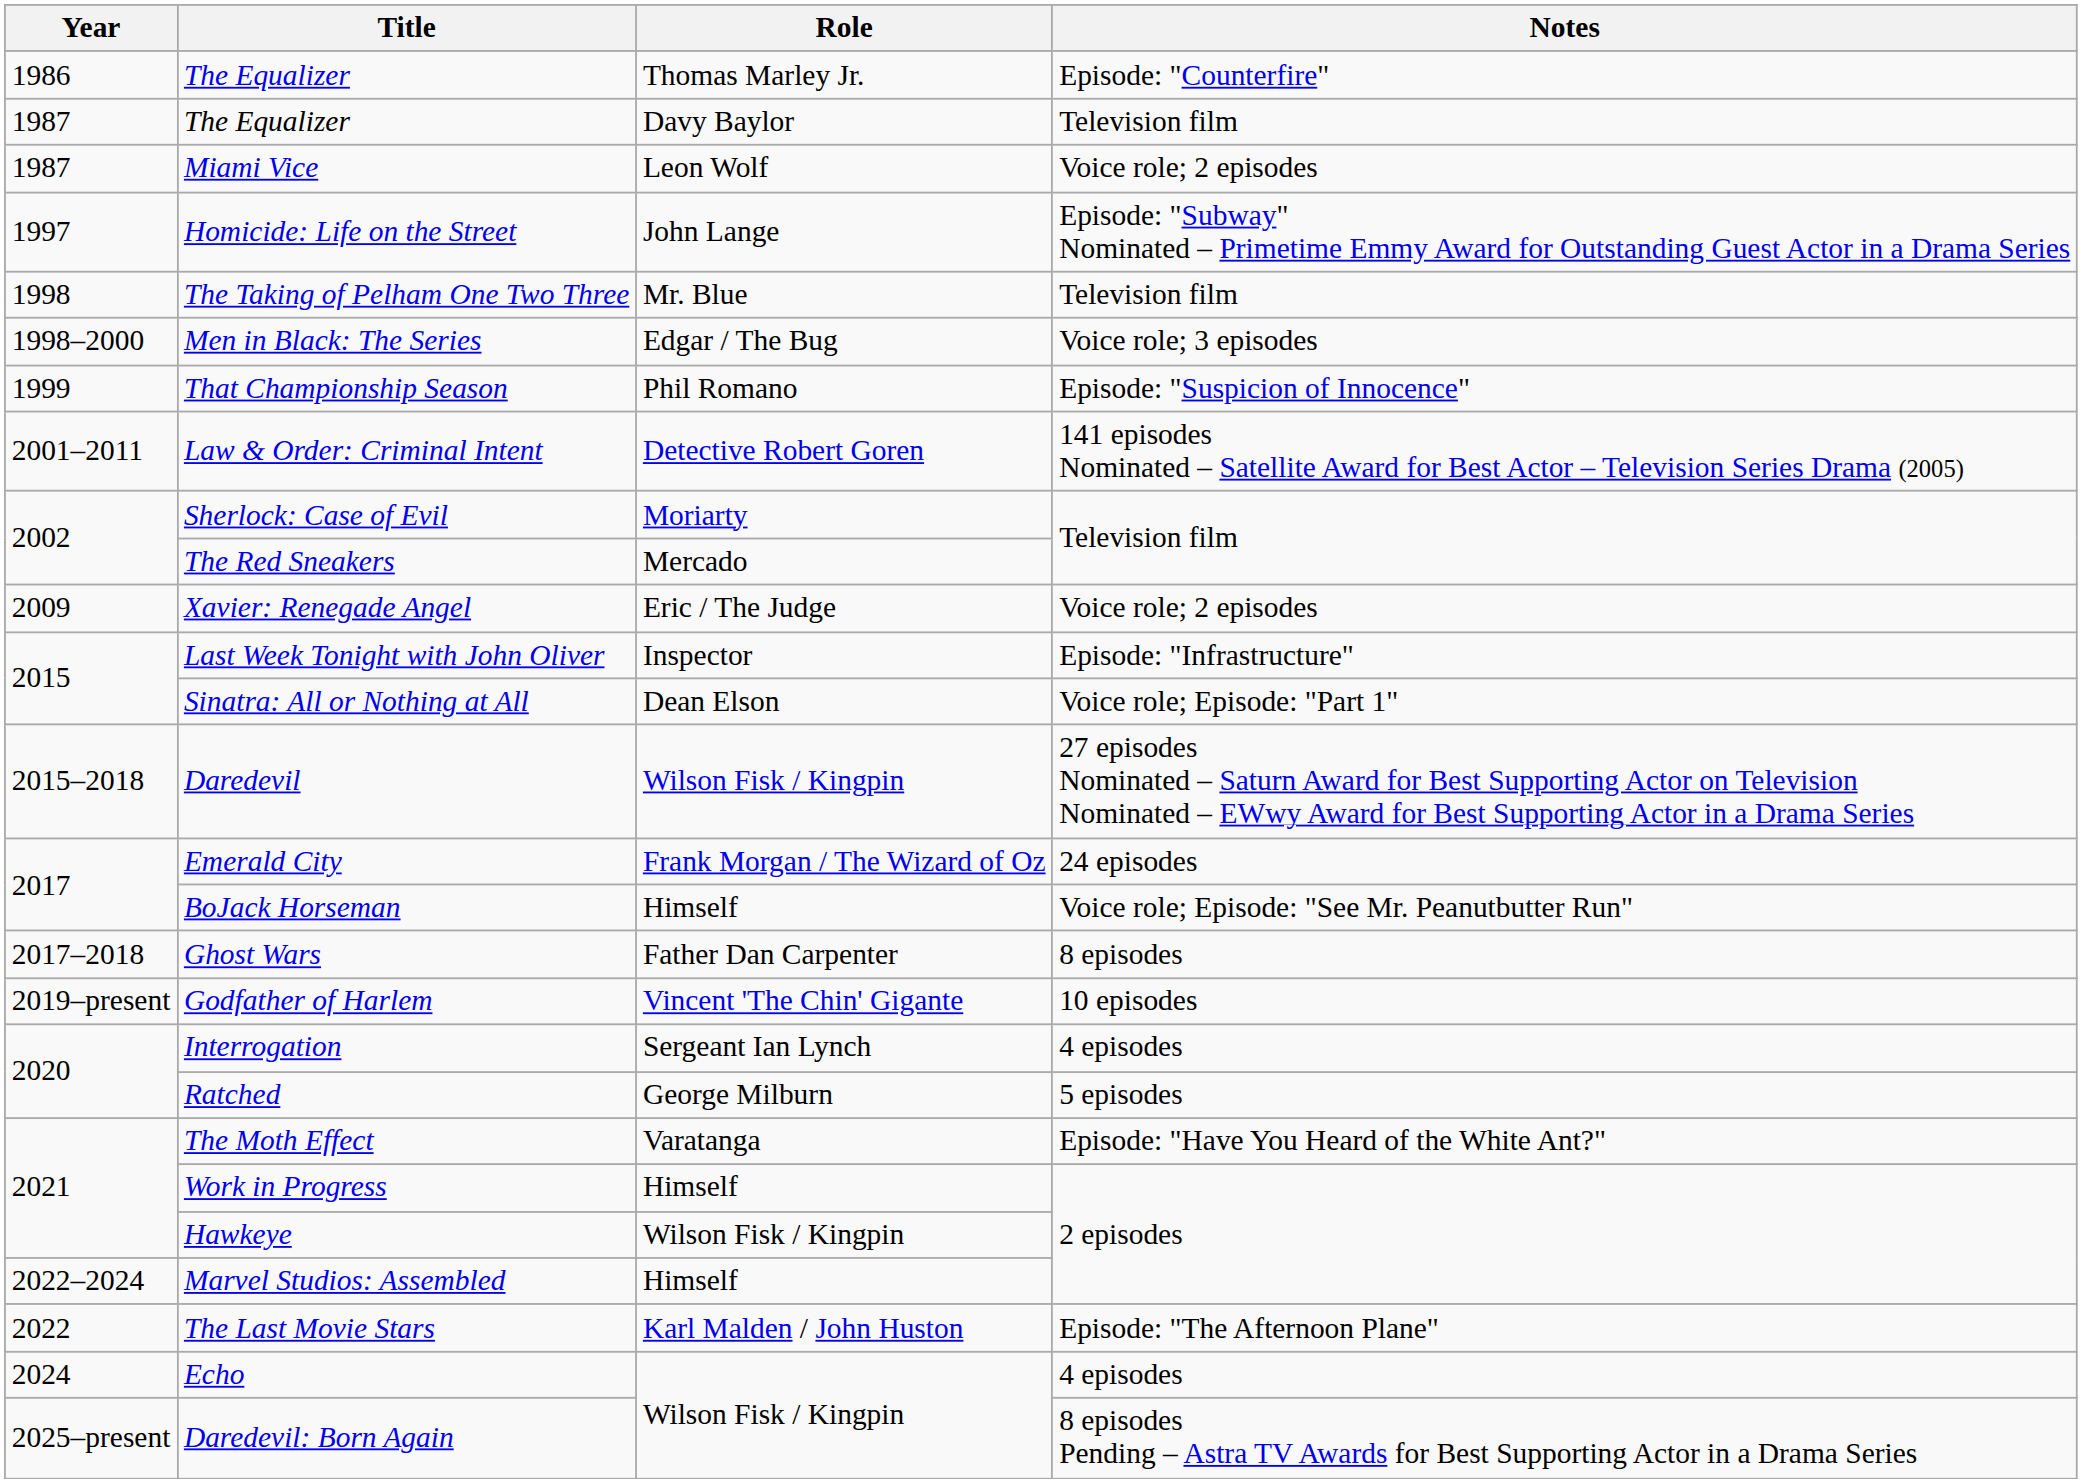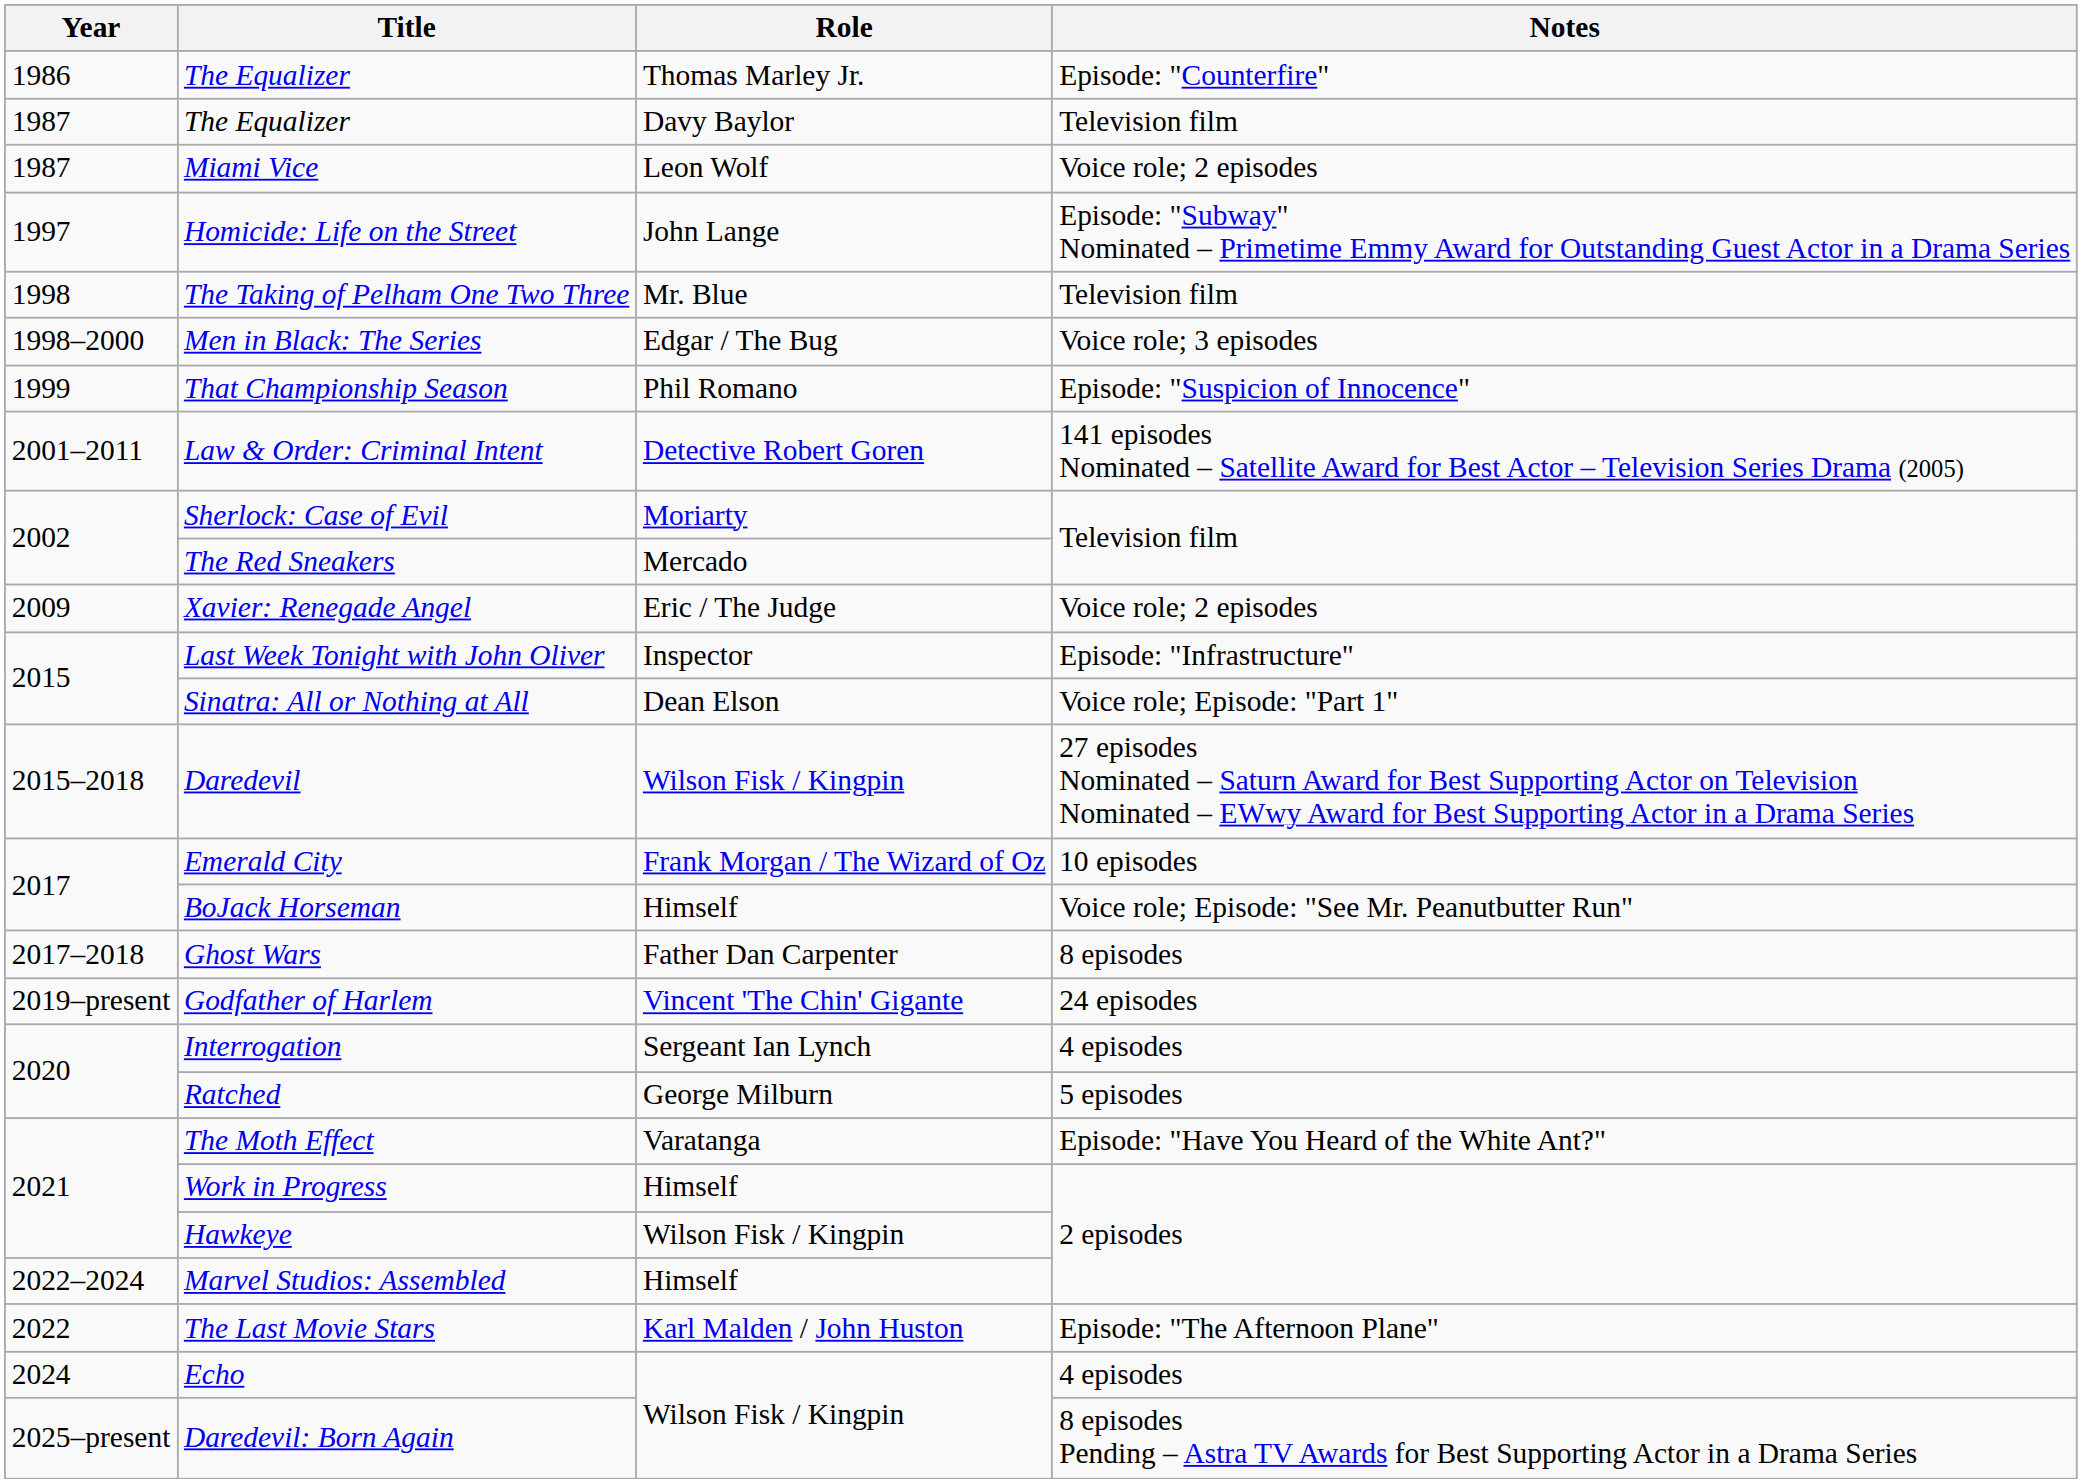(1128, 860) 24 episodes -> (1128, 860) 10 episodes
(1128, 1000) 10 episodes -> (1128, 1000) 24 episodes
